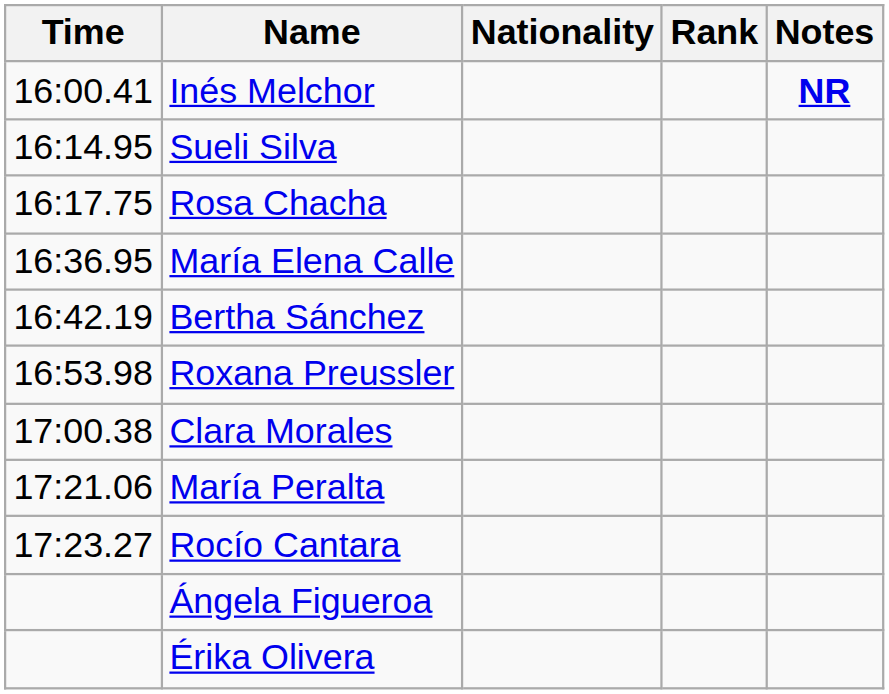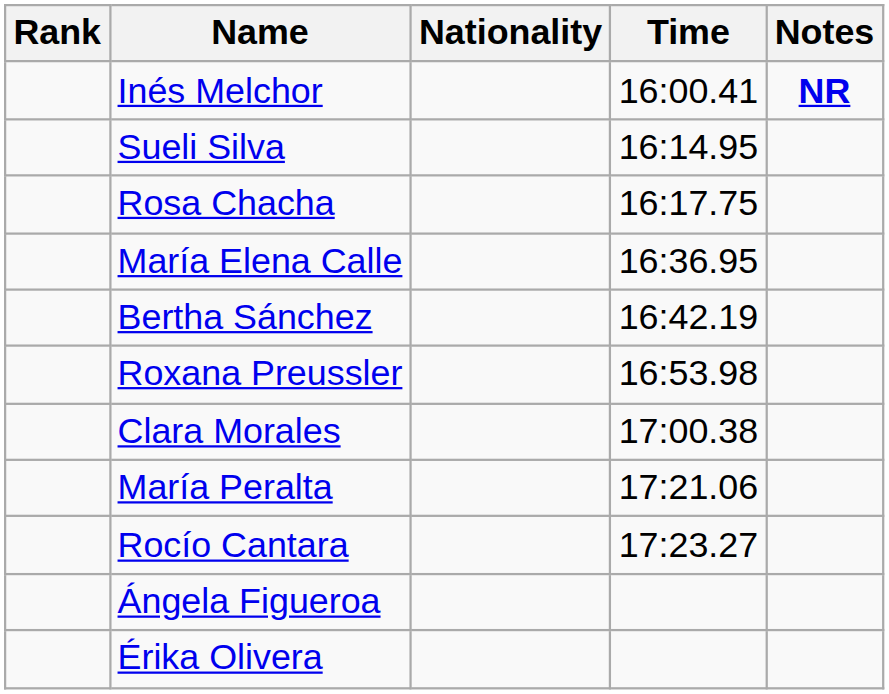columns swapped: (714, 32) <-> (83, 32)
